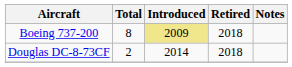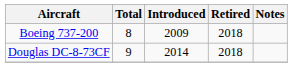(176, 33) khaki background -> (176, 33) no background
(129, 52) 2 -> (129, 52) 9
